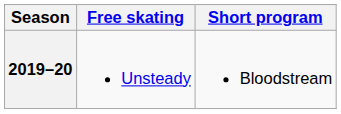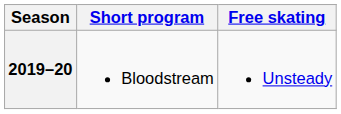columns swapped: (265, 17) <-> (135, 17)
